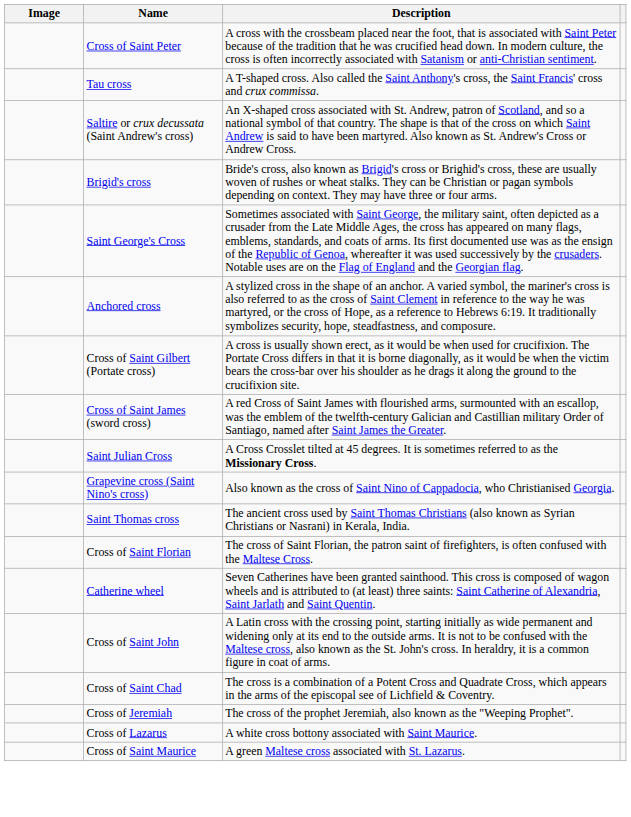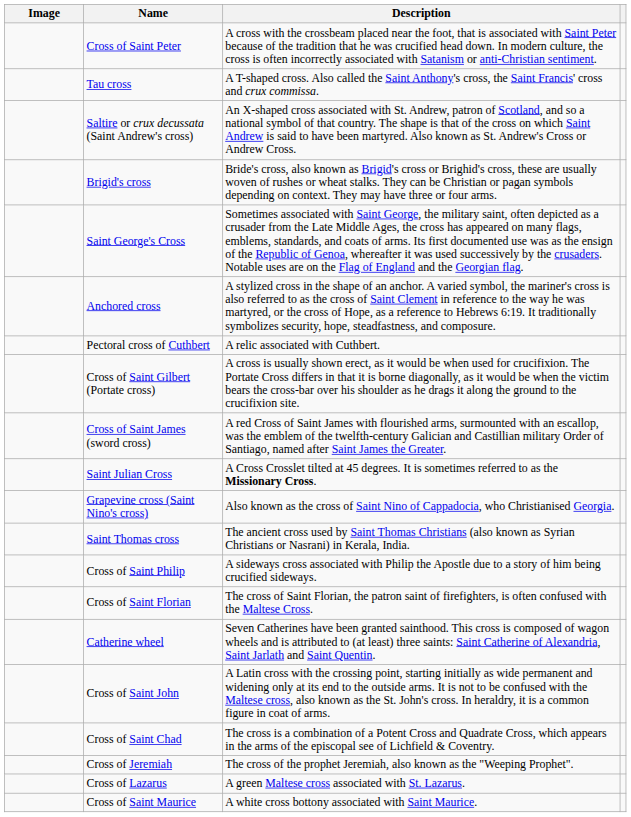+ row: (148, 345)
+ row: (136, 571)
(351, 732) A white cross bottony associated with Saint Maurice. -> (345, 783) A green Maltese cross associated with St. Lazarus.
(345, 751) A green Maltese cross associated with St. Lazarus. -> (351, 802) A white cross bottony associated with Saint Maurice.
